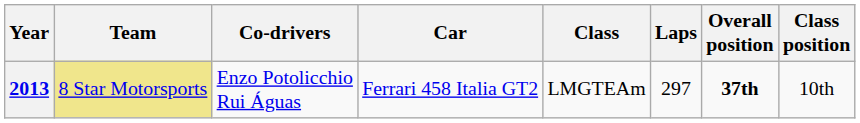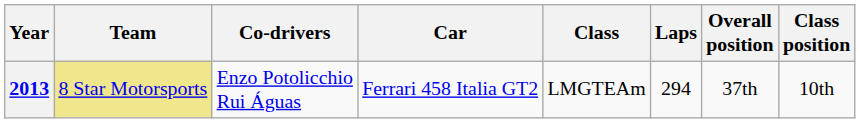(676, 89) 297 -> (676, 89) 294
(740, 89) bold -> (740, 89) normal
